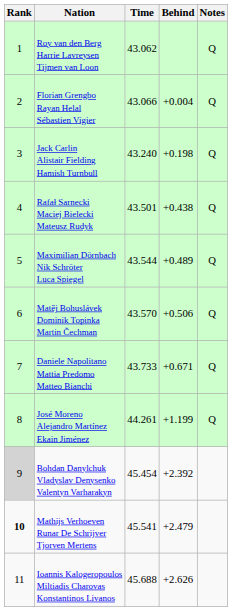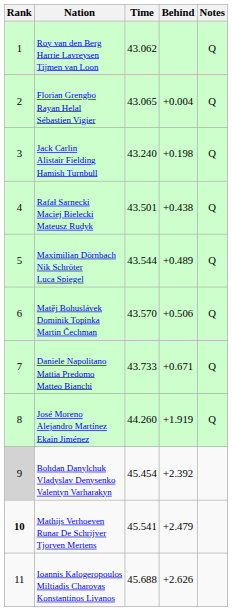(142, 101) 43.066 -> (142, 101) 43.065
(142, 420) 44.261 -> (142, 420) 44.260
(178, 420) +1.199 -> (178, 420) +1.919
